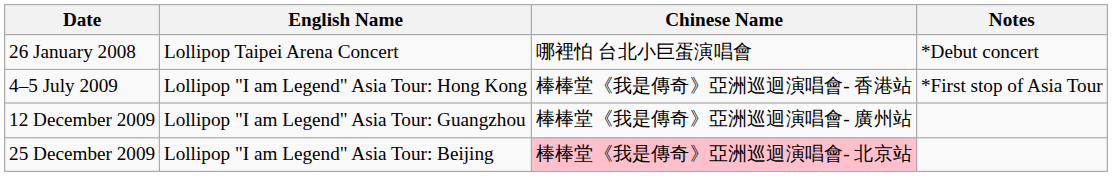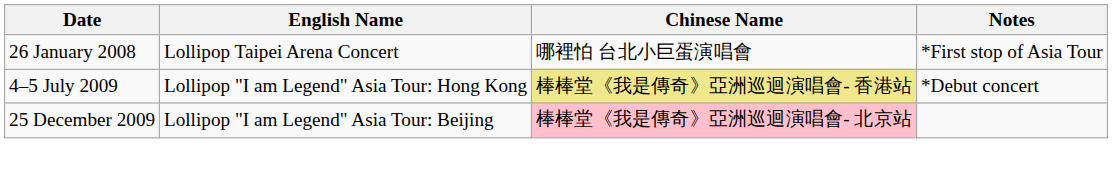(980, 51) *Debut concert -> (1012, 51) *First stop of Asia Tour
(724, 85) no background -> (724, 85) khaki background
(1012, 86) *First stop of Asia Tour -> (980, 86) *Debut concert
- row: (82, 120)
